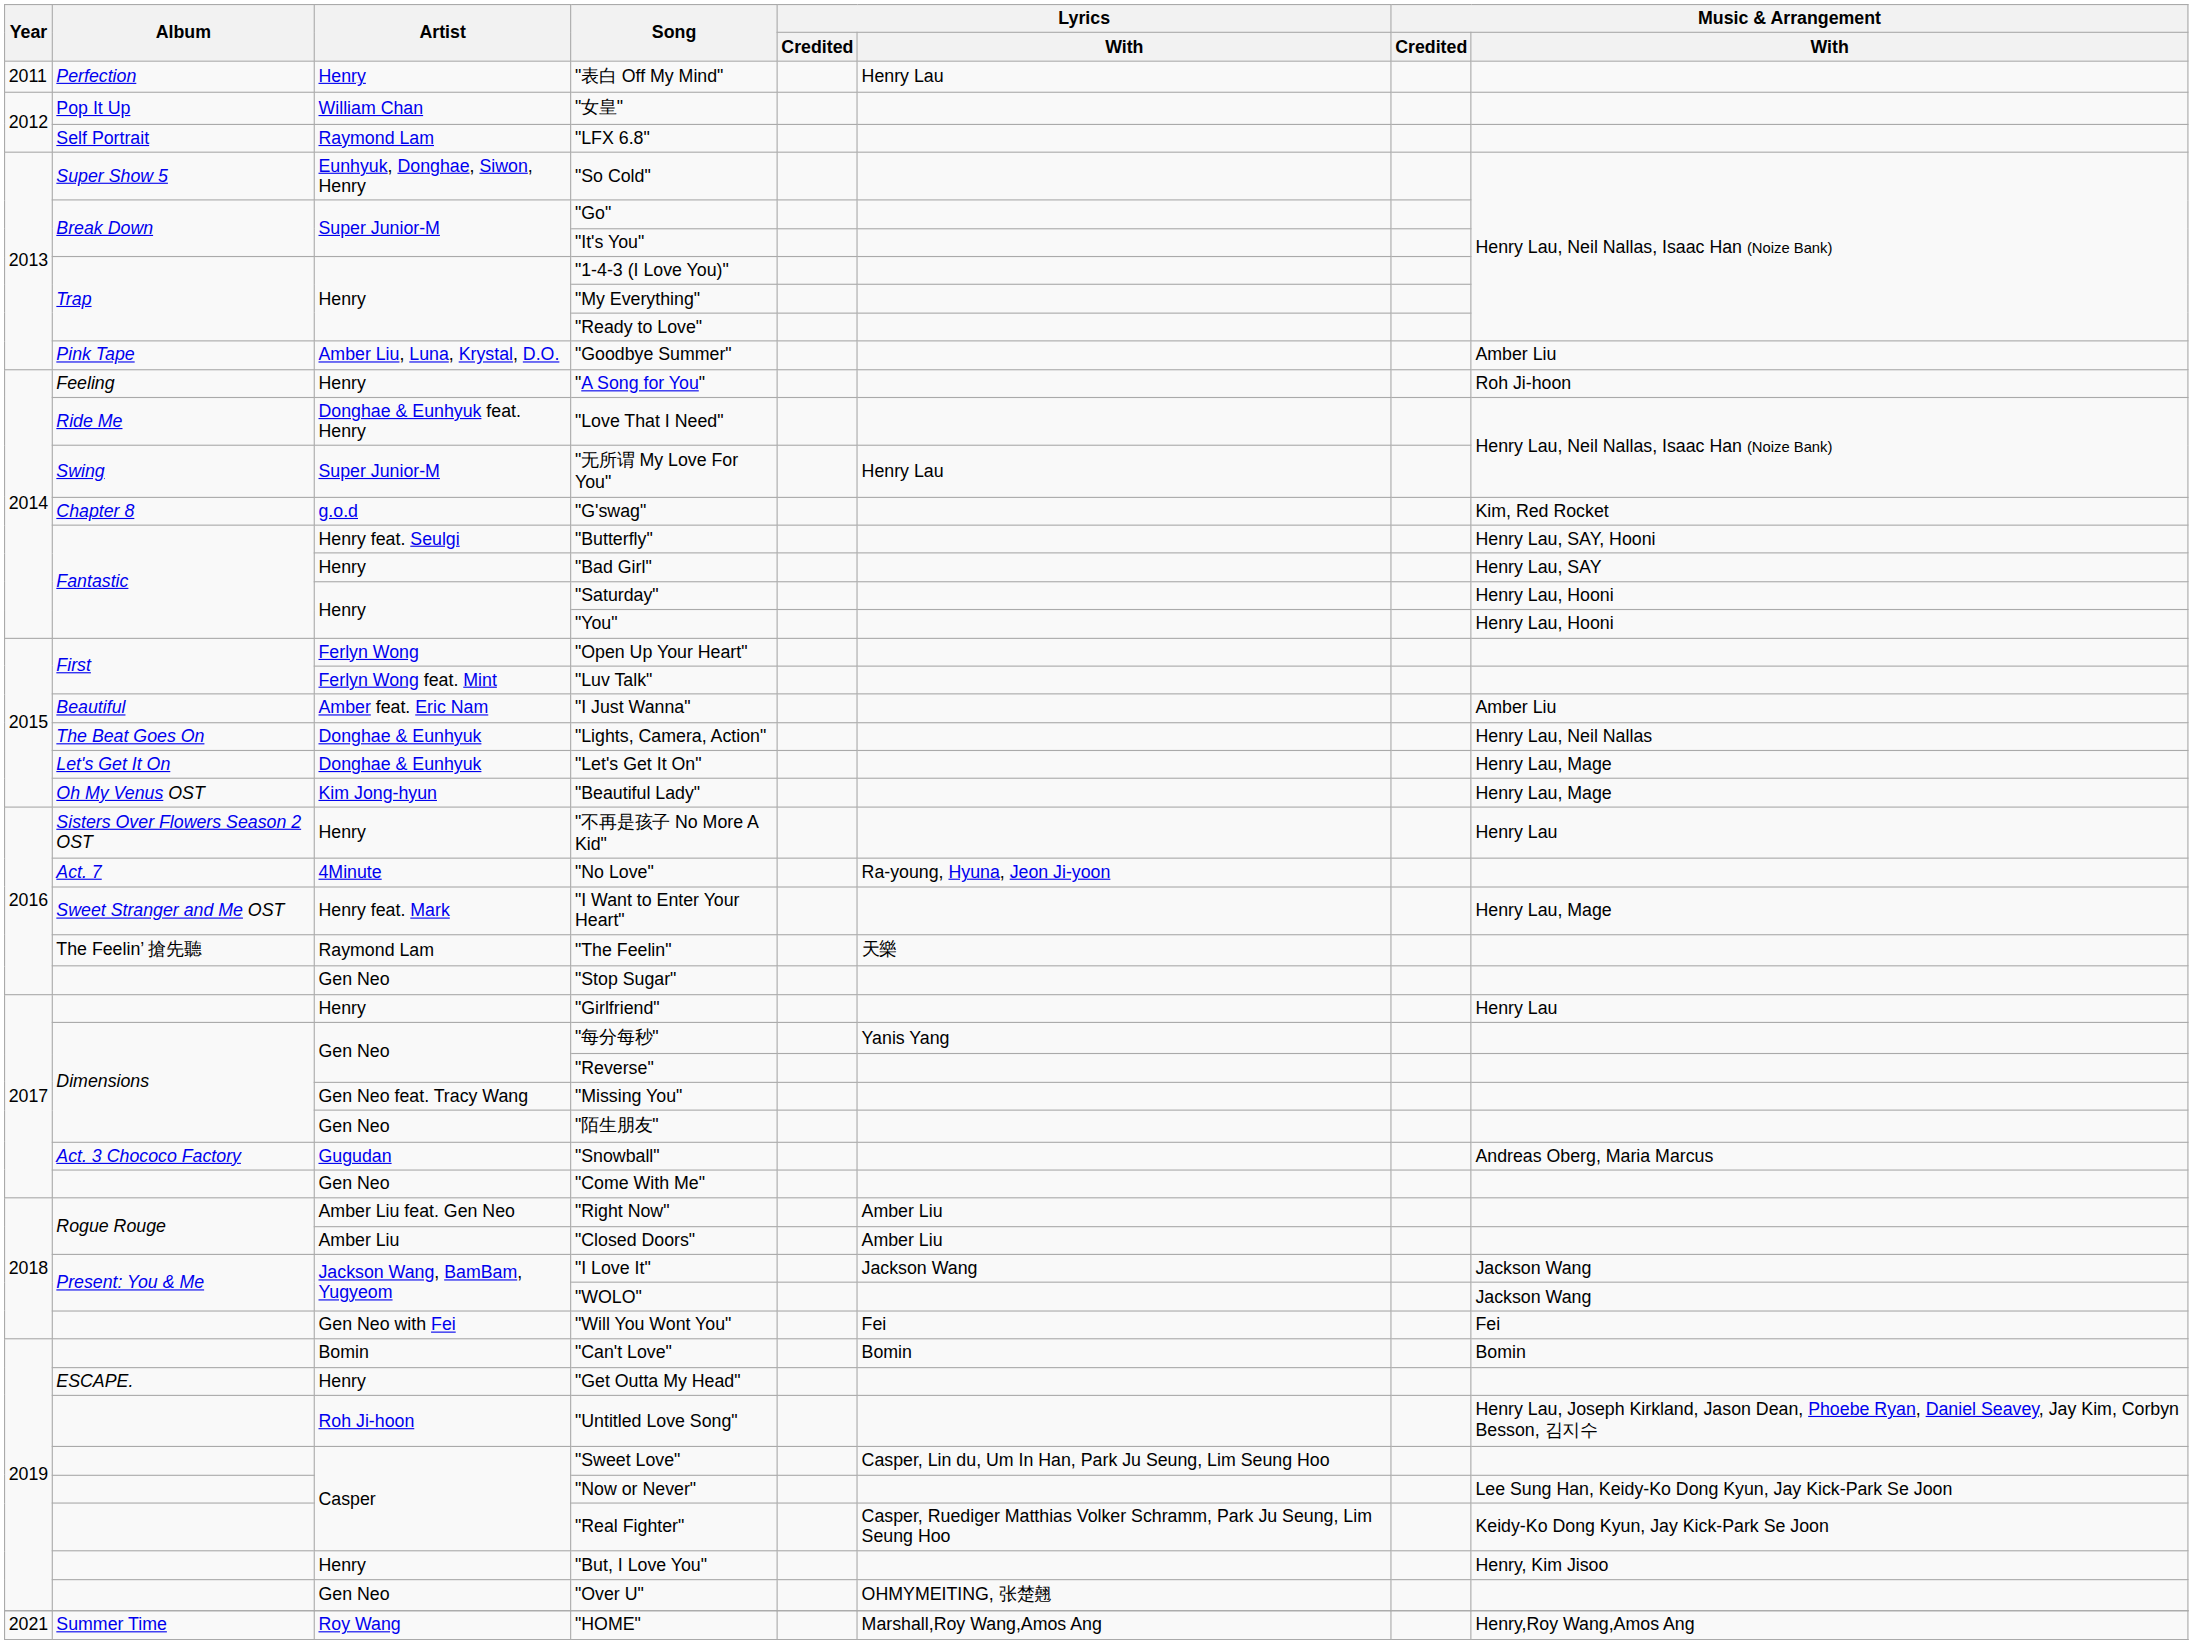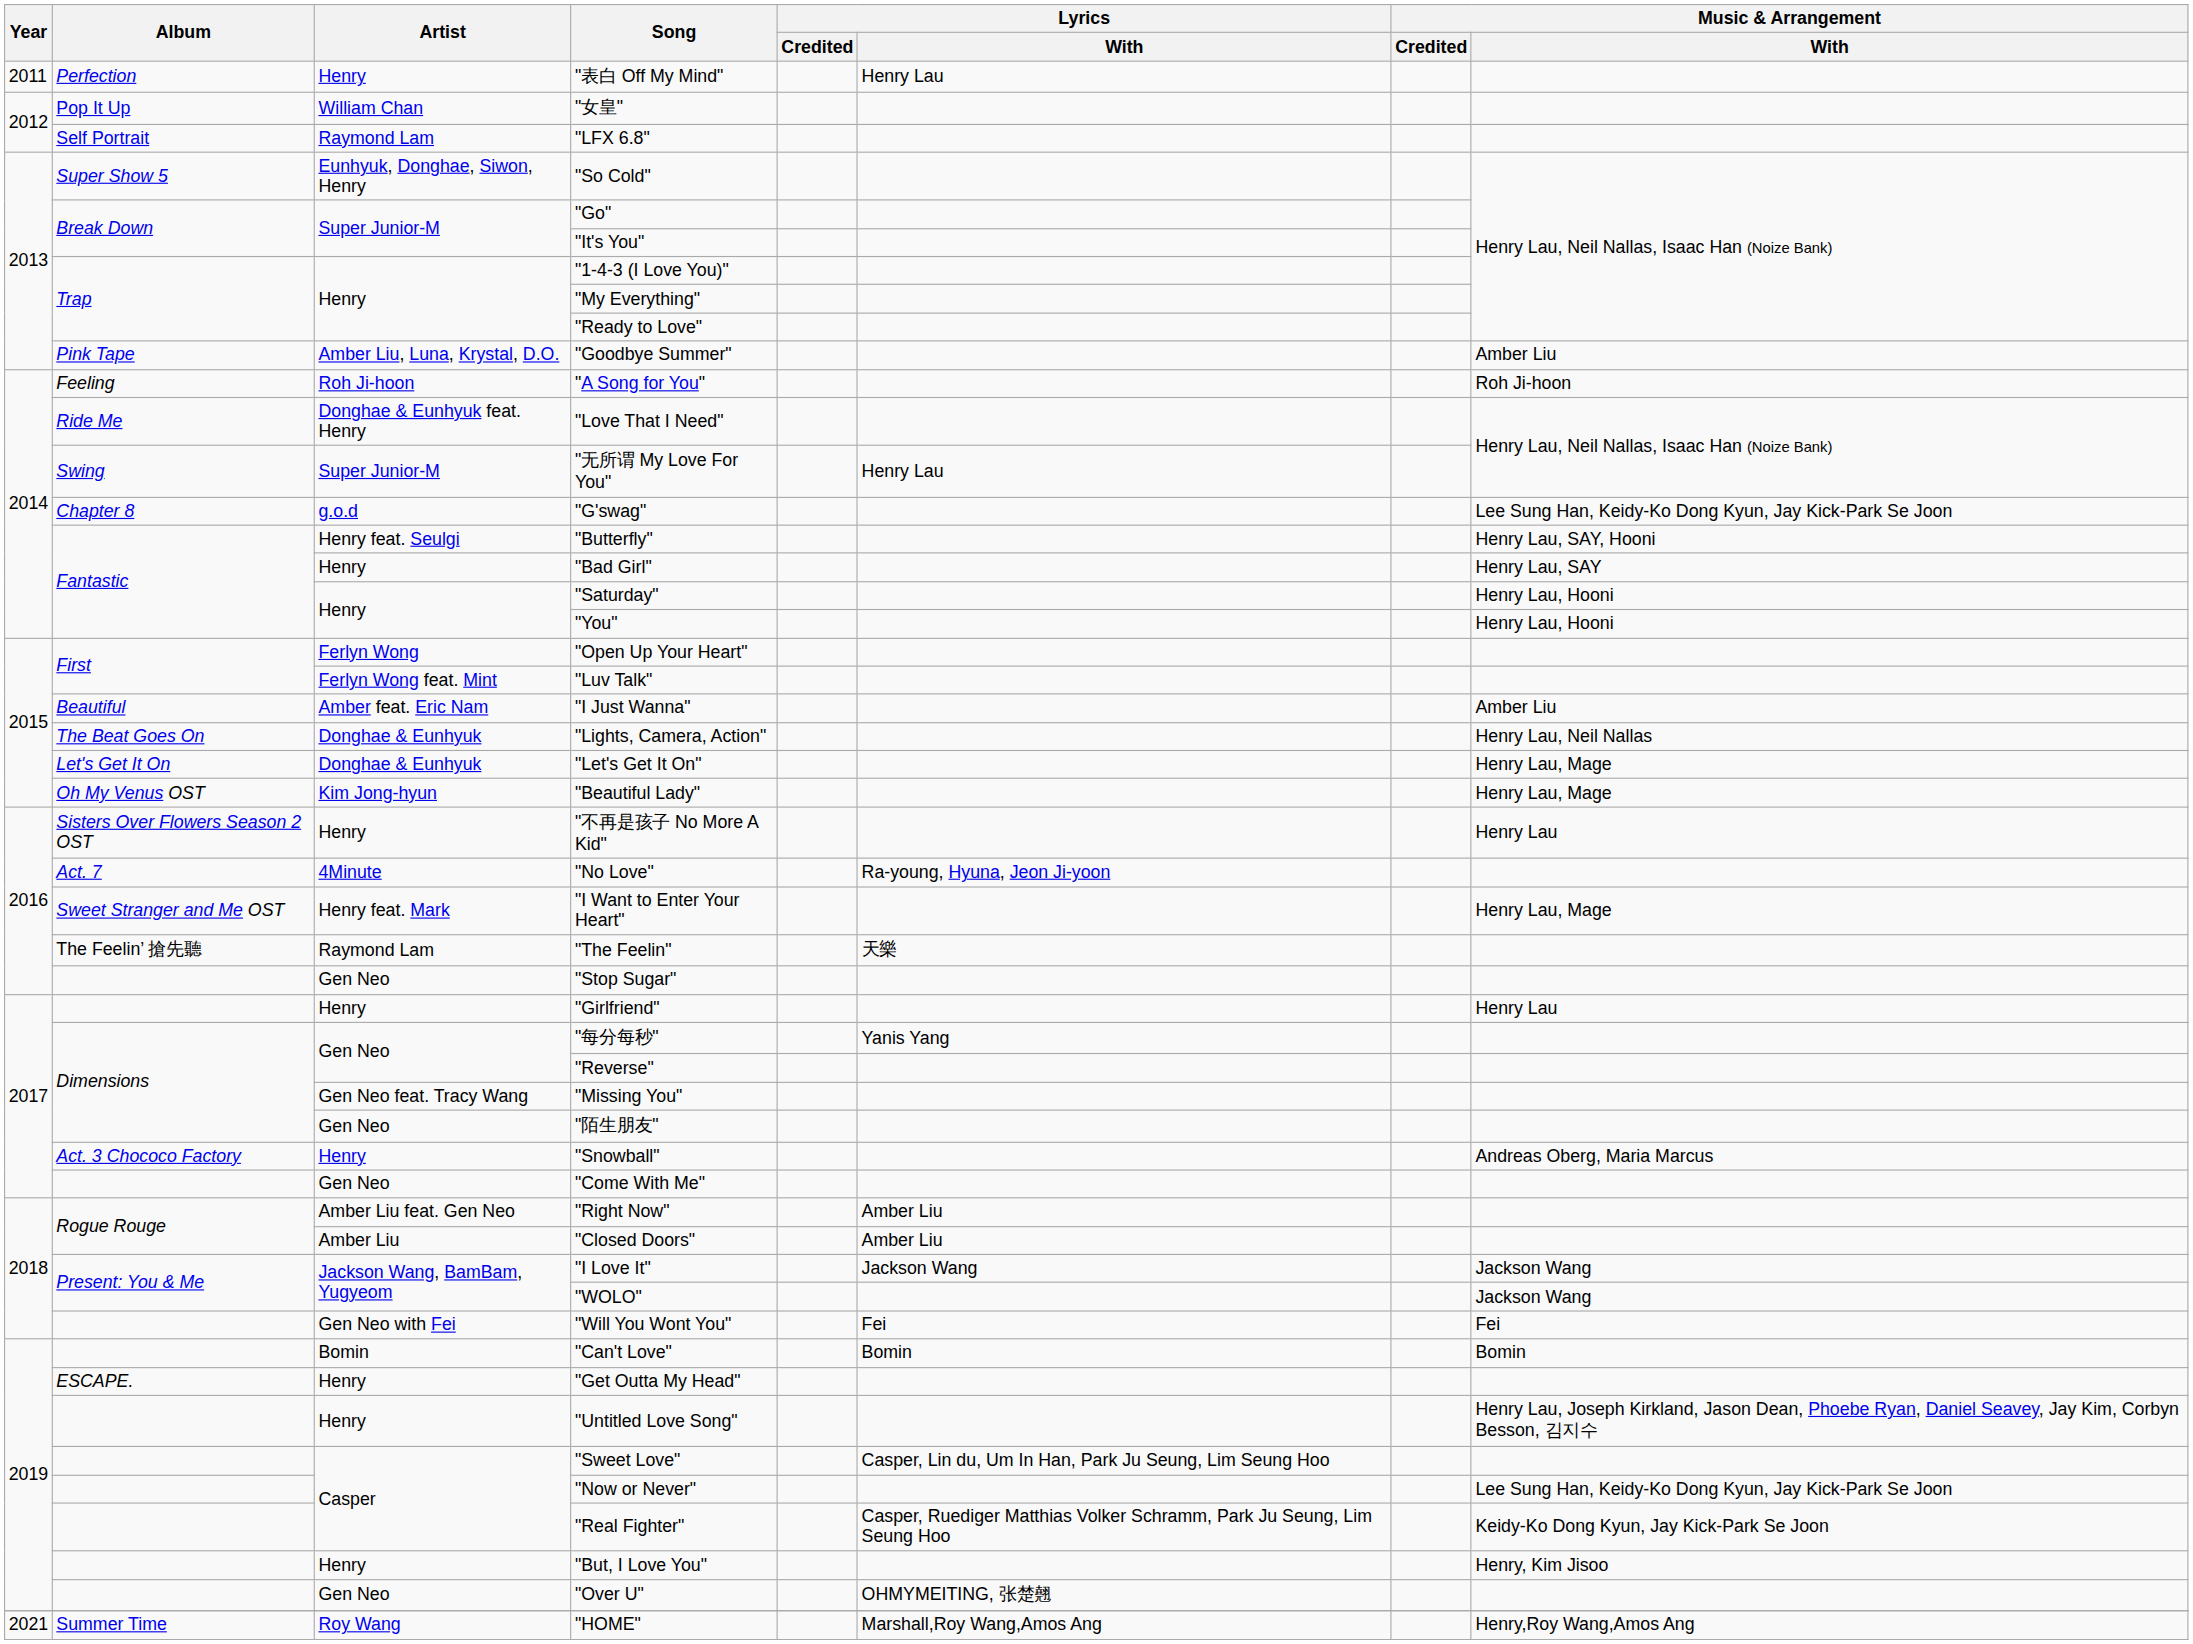(342, 383) Henry -> (366, 383) Roh Ji-hoon
(1542, 511) Kim, Red Rocket -> (1714, 511) Lee Sung Han, Keidy-Ko Dong Kyun, Jay Kick-Park Se Joon
(355, 1155) Gugudan -> (342, 1155) Henry
(366, 1420) Roh Ji-hoon -> (342, 1420) Henry
